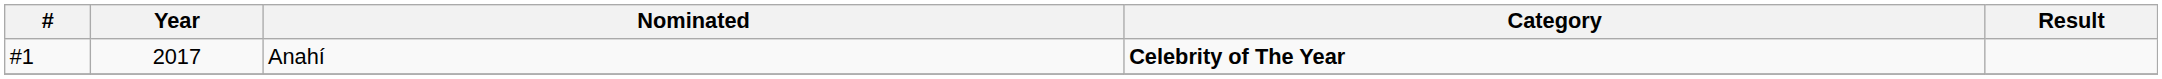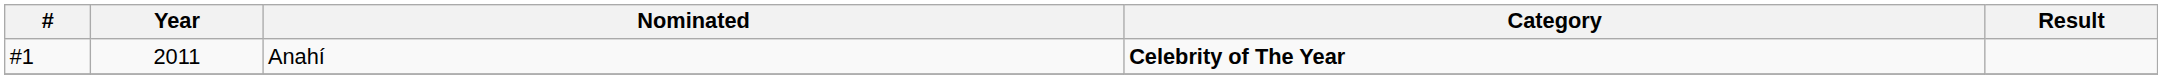(177, 56) 2017 -> (177, 56) 2011
